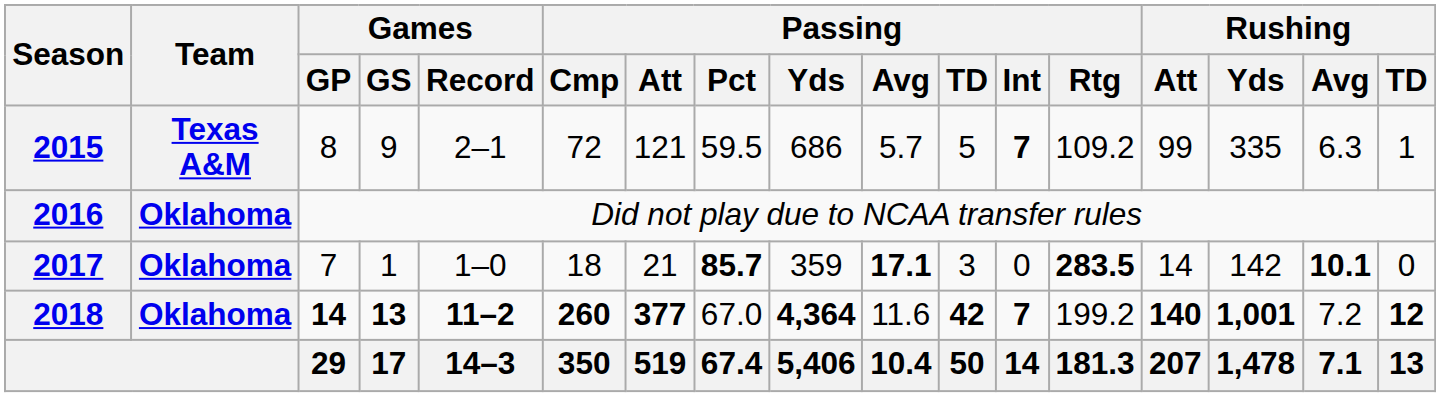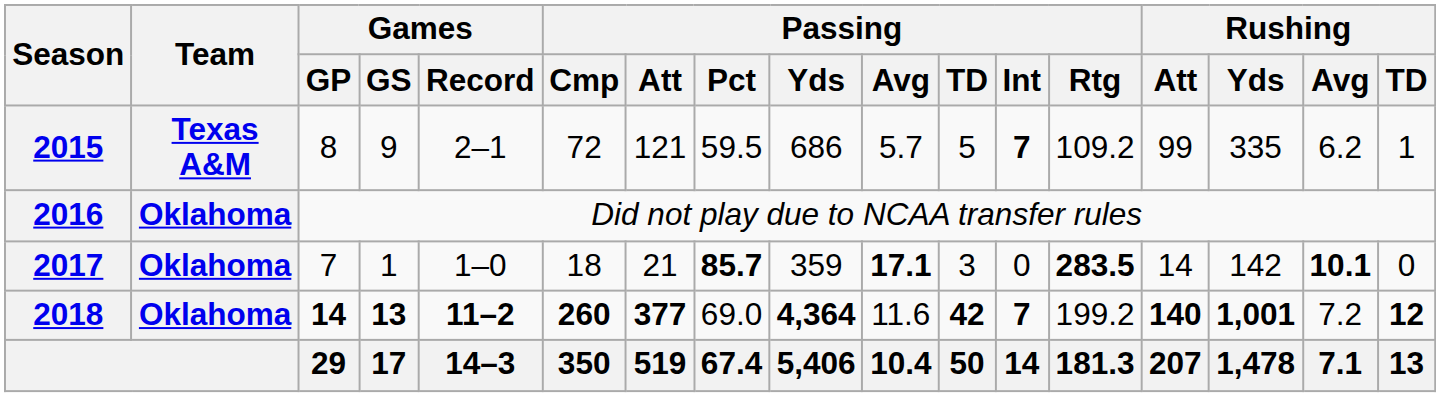(1340, 147) 6.3 -> (1340, 147) 6.2
(732, 314) 67.0 -> (732, 314) 69.0
